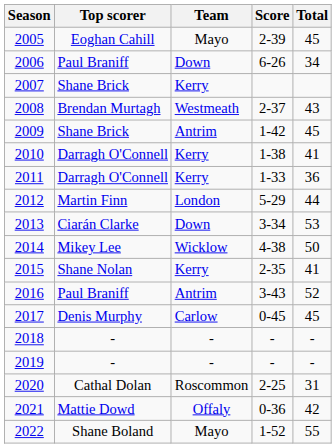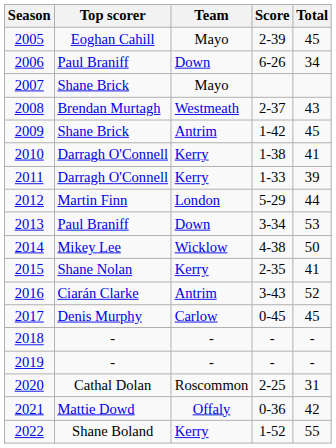(192, 85) Kerry -> (212, 85) Mayo
(312, 177) 36 -> (312, 177) 39
(98, 223) Ciarán Clarke -> (93, 223) Paul Braniff
(93, 293) Paul Braniff -> (98, 293) Ciarán Clarke
(212, 431) Mayo -> (192, 431) Kerry
